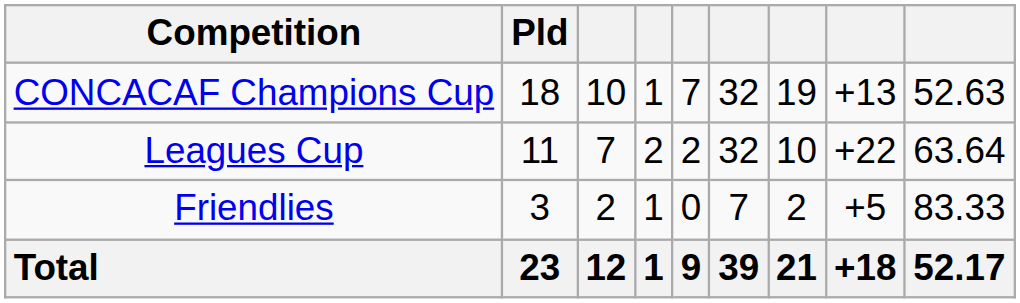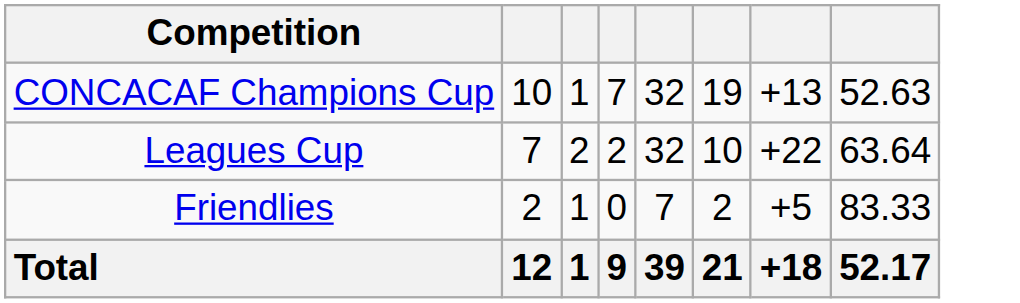- column: (540, 33)
